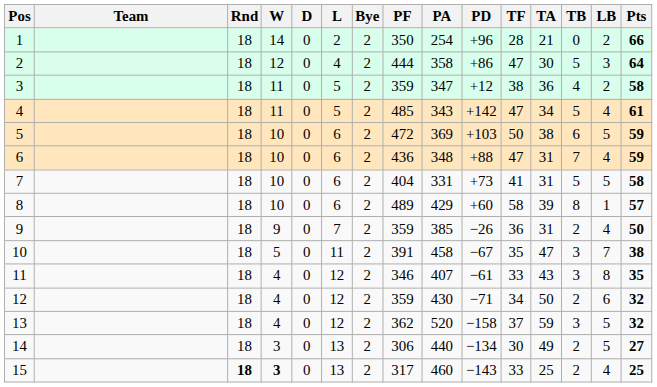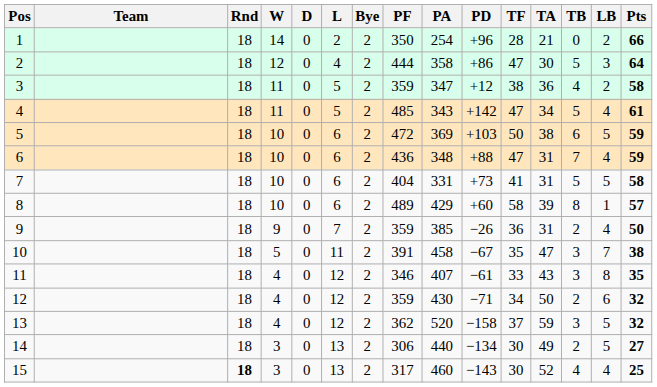(277, 370) bold -> (277, 370) normal
(516, 370) 33 -> (516, 370) 30
(546, 370) 25 -> (546, 370) 52
(576, 370) 2 -> (576, 370) 4
